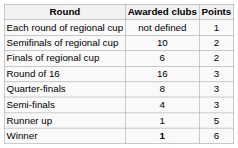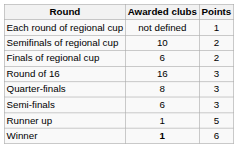(162, 105) 4 -> (162, 105) 6
